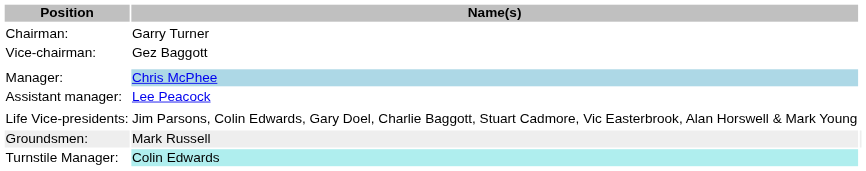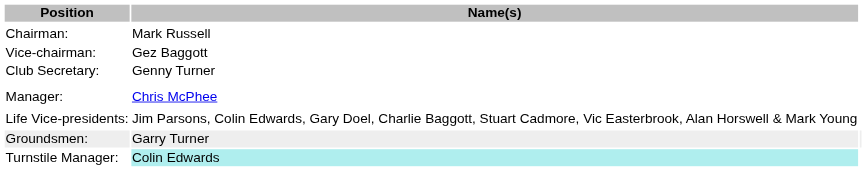(170, 33) Garry Turner -> (171, 33) Mark Russell
+ row: (52, 71)
(175, 77) lightblue background -> (175, 96) no background
- row: (64, 96)
(171, 139) Mark Russell -> (170, 139) Garry Turner
